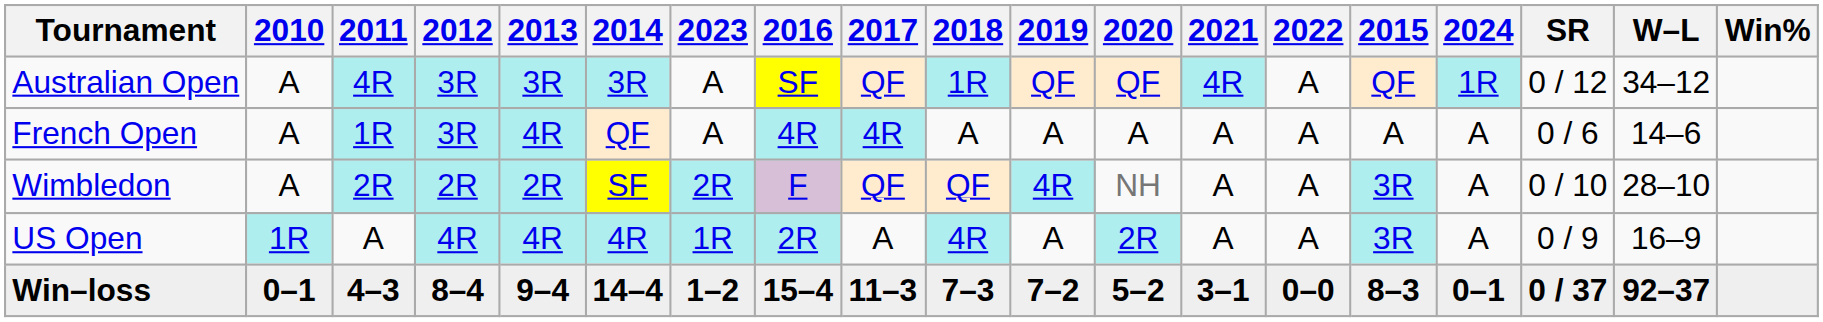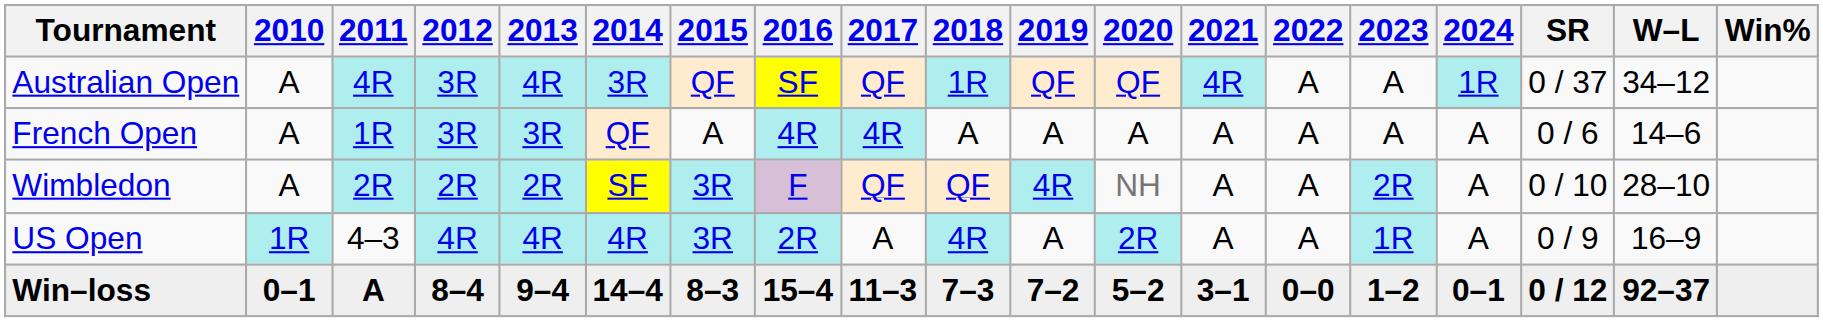columns swapped: (1393, 30) <-> (713, 30)
(543, 82) 3R -> (543, 82) 4R
(1568, 82) 0 / 12 -> (1568, 82) 0 / 37
(543, 134) 4R -> (543, 134) 3R
(373, 237) A -> (373, 237) 4–3
(373, 289) 4–3 -> (373, 289) A
(1568, 289) 0 / 37 -> (1568, 289) 0 / 12
